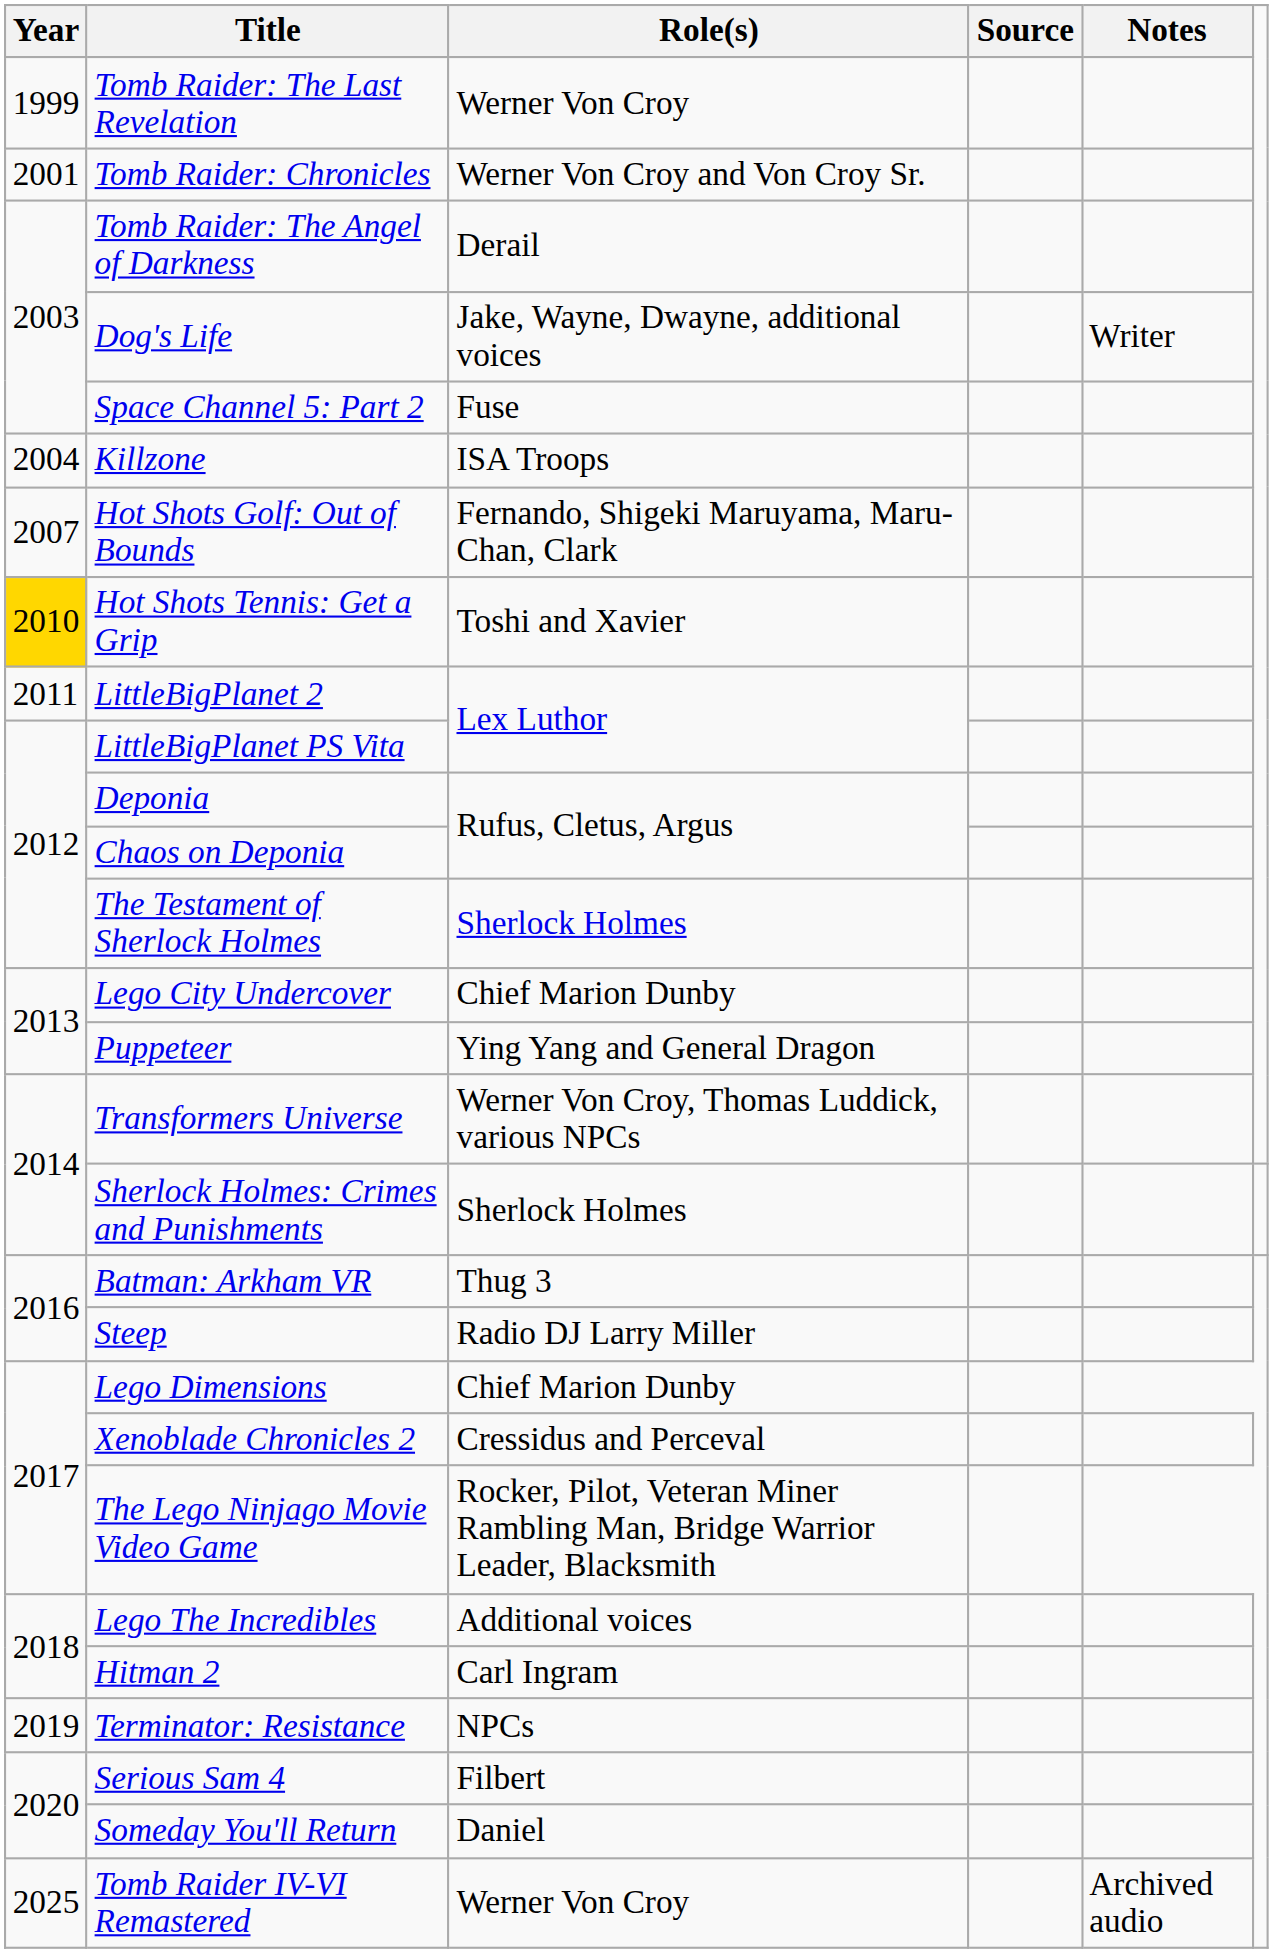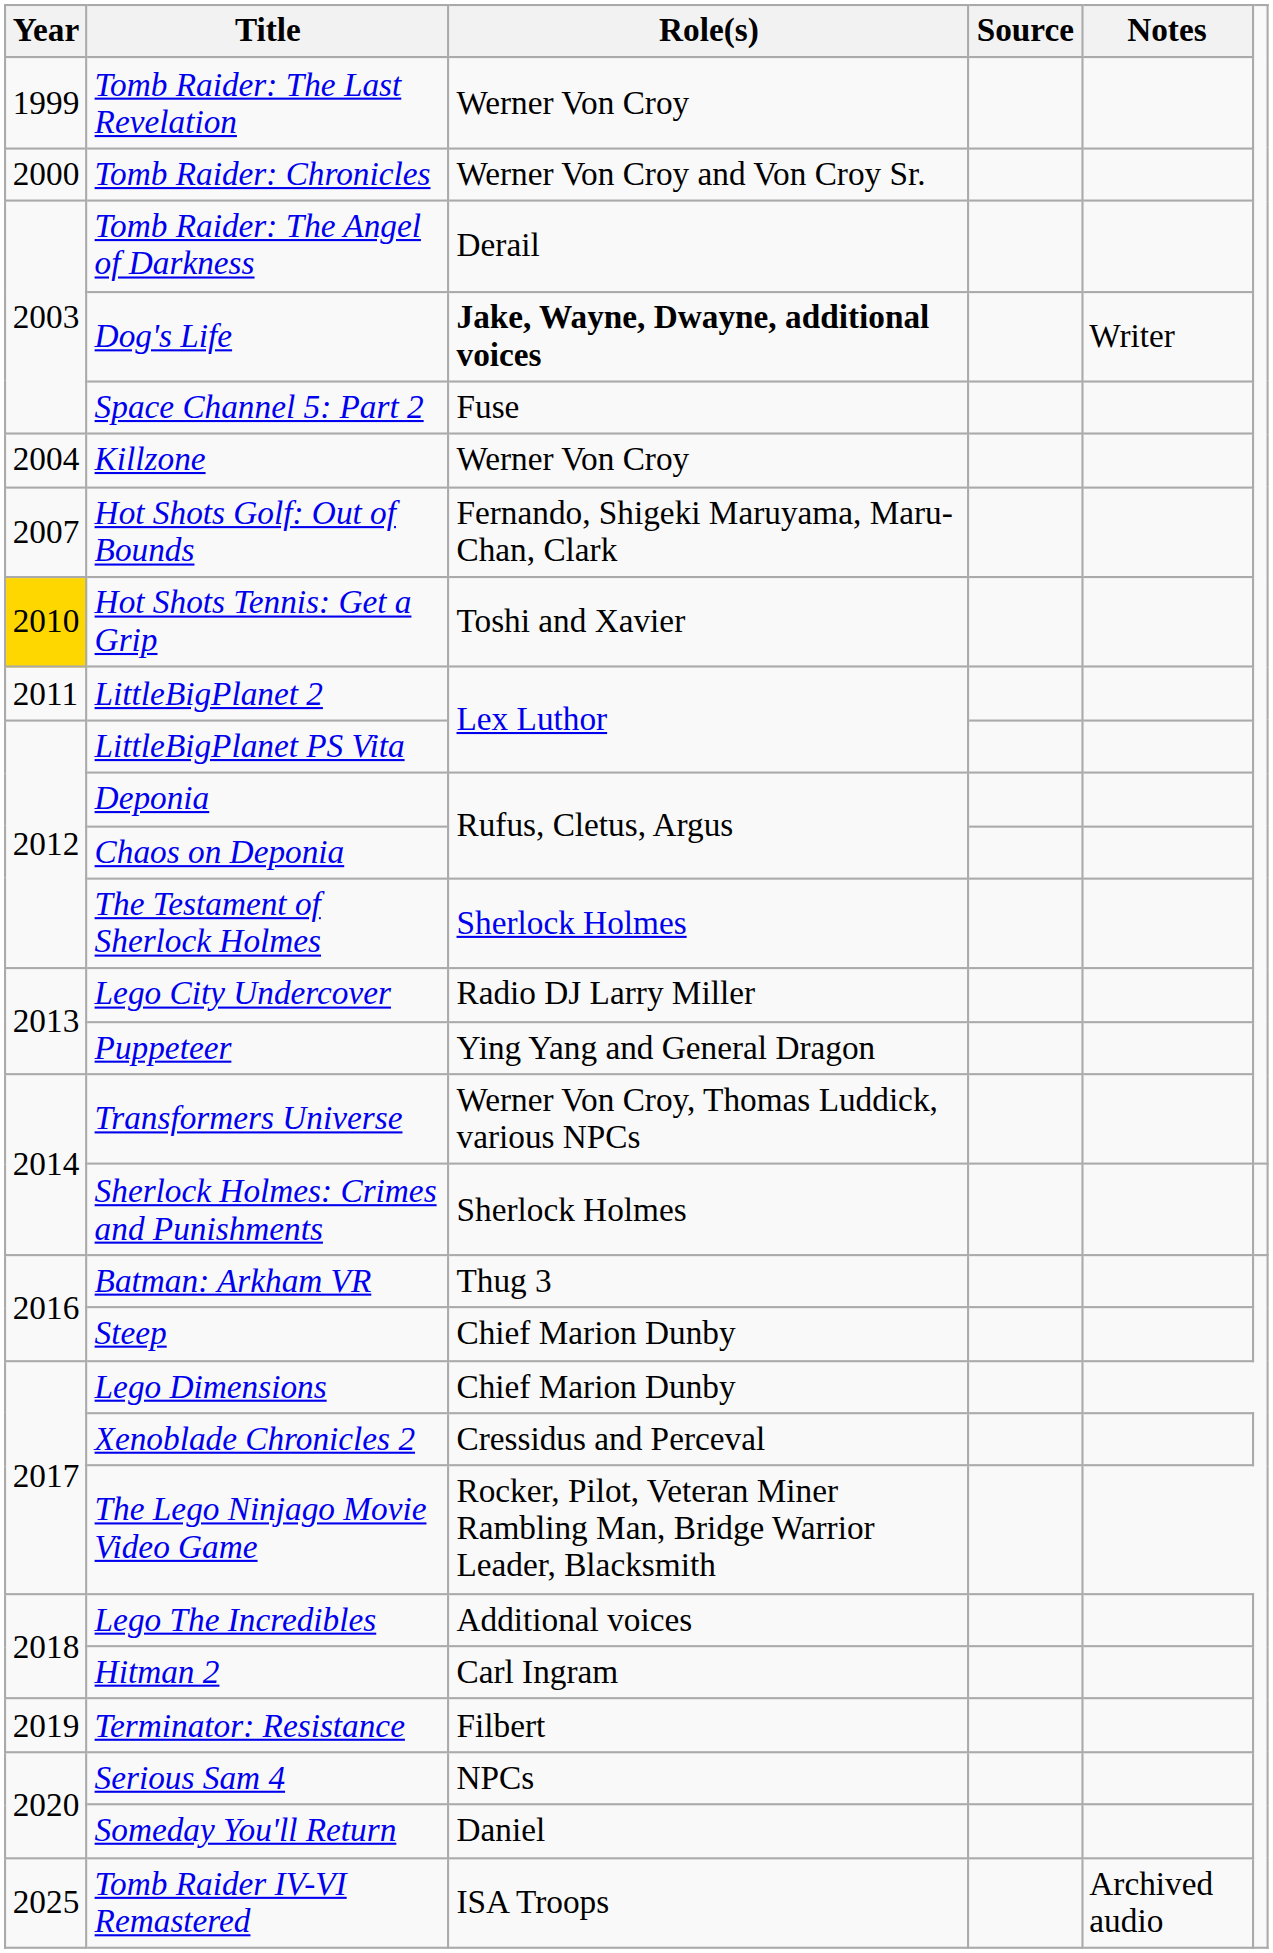(46, 173) 2001 -> (46, 173) 2000
(679, 335) normal -> (693, 335) bold
(533, 459) ISA Troops -> (573, 459) Werner Von Croy
(596, 994) Chief Marion Dunby -> (606, 994) Radio DJ Larry Miller
(606, 1333) Radio DJ Larry Miller -> (596, 1333) Chief Marion Dunby
(495, 1724) NPCs -> (501, 1724) Filbert
(501, 1777) Filbert -> (495, 1777) NPCs
(573, 1901) Werner Von Croy -> (533, 1901) ISA Troops
